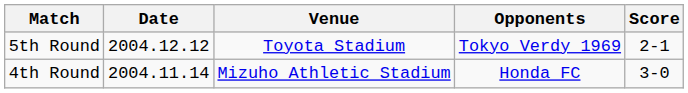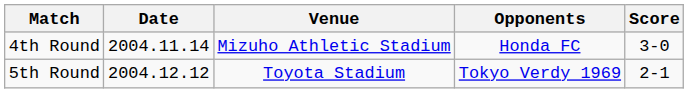rows swapped: (54, 74) <-> (54, 46)
